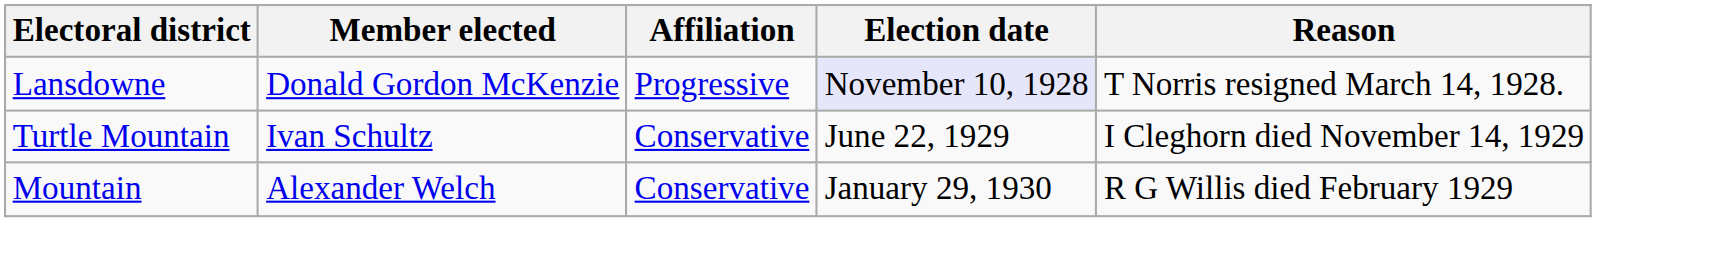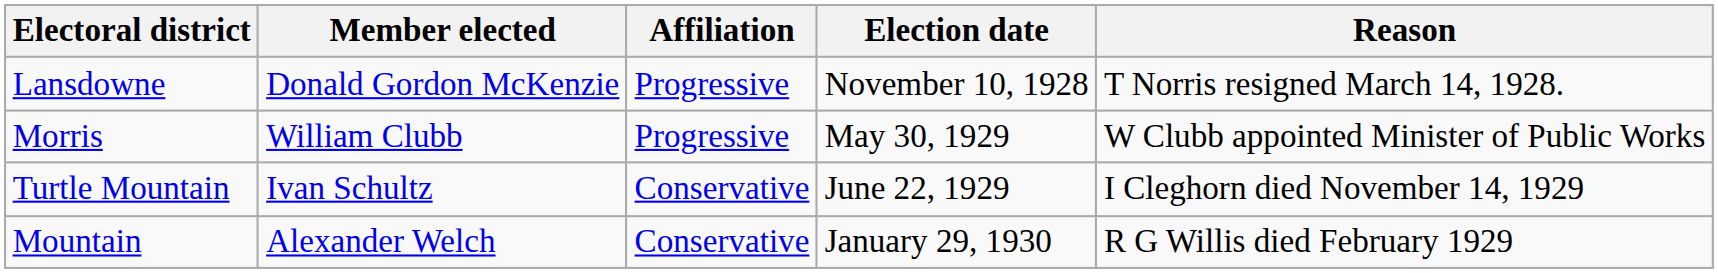(957, 83) lavender background -> (957, 83) no background
+ row: (58, 135)
